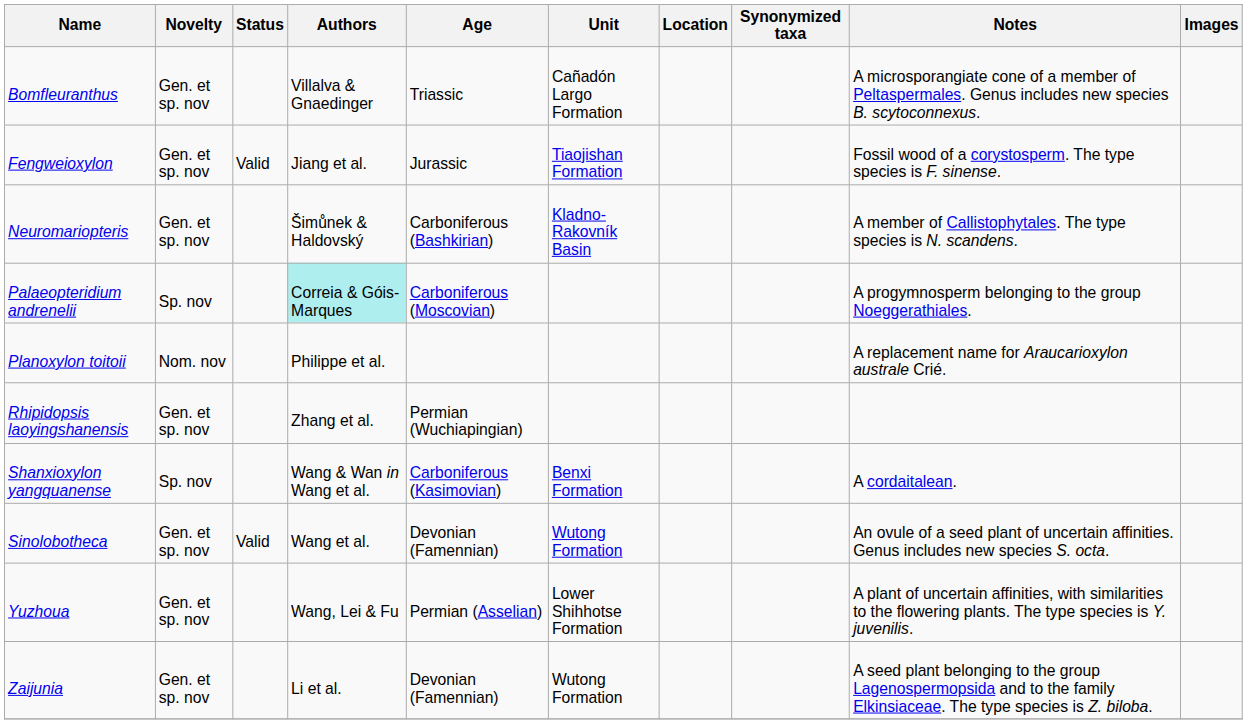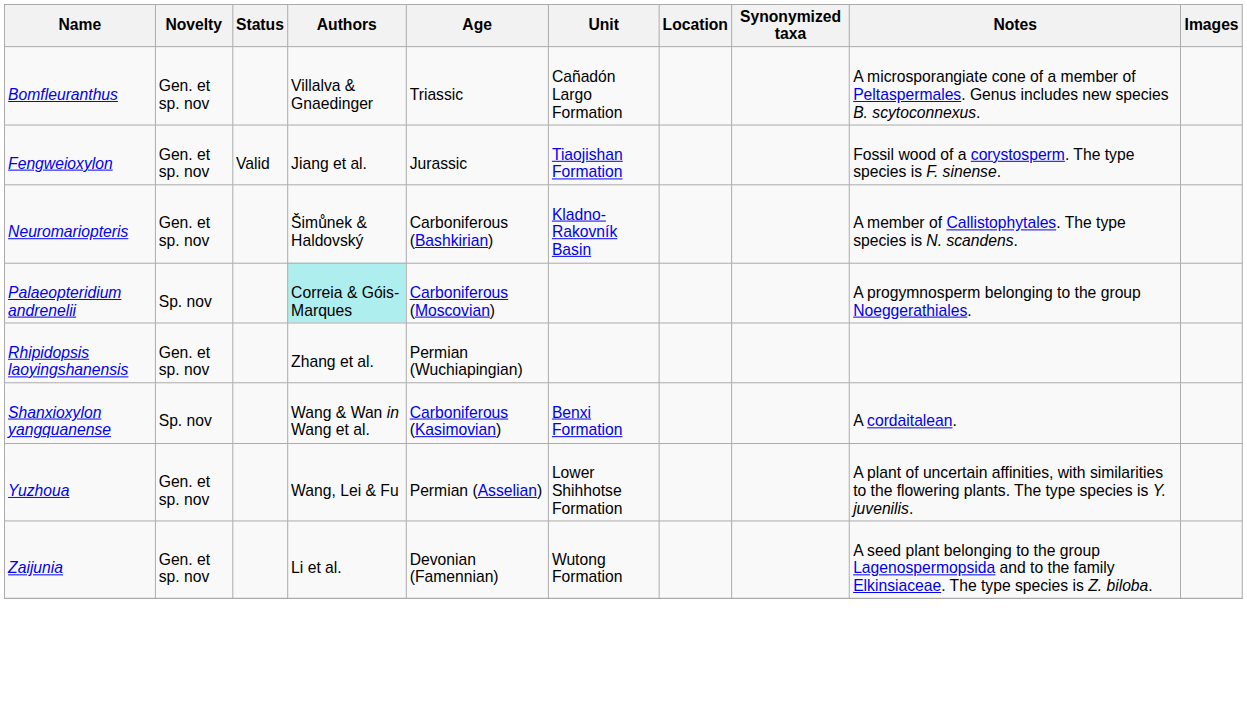- row: (67, 361)
- row: (58, 542)
